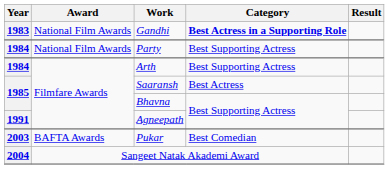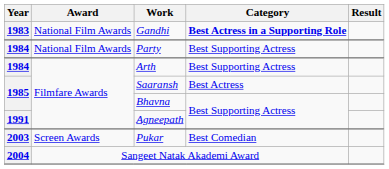(69, 137) BAFTA Awards -> (67, 137) Screen Awards
